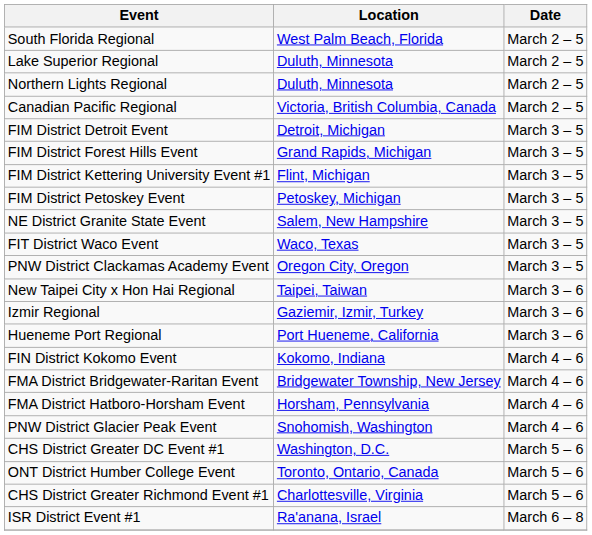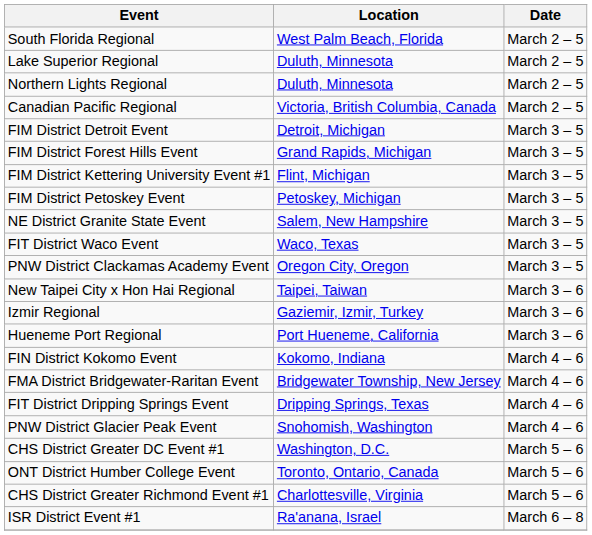- row: (126, 404)
+ row: (118, 404)
